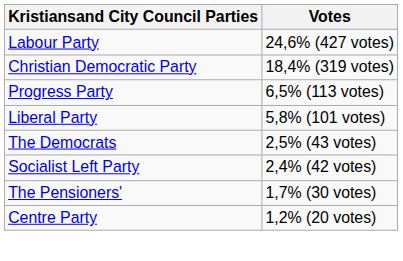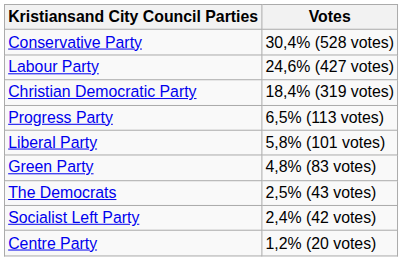+ row: (75, 42)
+ row: (51, 167)
- row: (65, 192)
